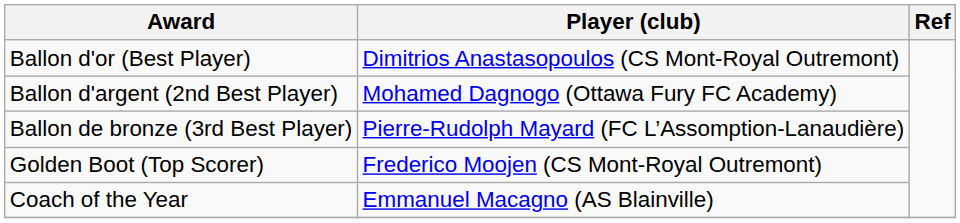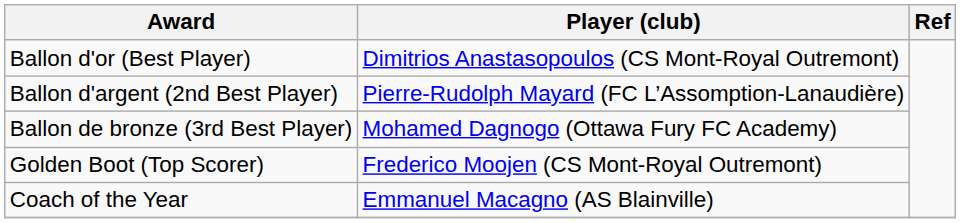(600, 93) Mohamed Dagnogo (Ottawa Fury FC Academy) -> (633, 93) Pierre-Rudolph Mayard (FC L’Assomption-Lanaudière)
(633, 128) Pierre-Rudolph Mayard (FC L’Assomption-Lanaudière) -> (600, 128) Mohamed Dagnogo (Ottawa Fury FC Academy)
